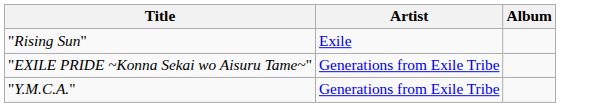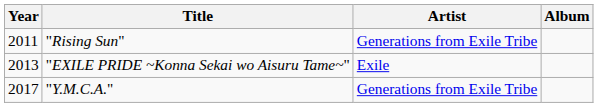+ column: (23, 16)
(335, 41) Exile -> (447, 41) Generations from Exile Tribe
(409, 65) Generations from Exile Tribe -> (373, 65) Exile
